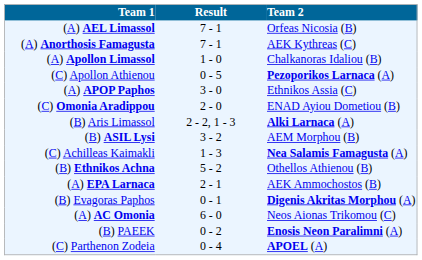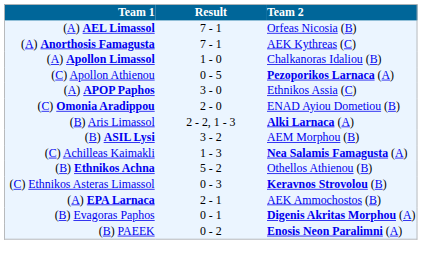+ row: (82, 184)
- row: (115, 215)
- row: (103, 246)
